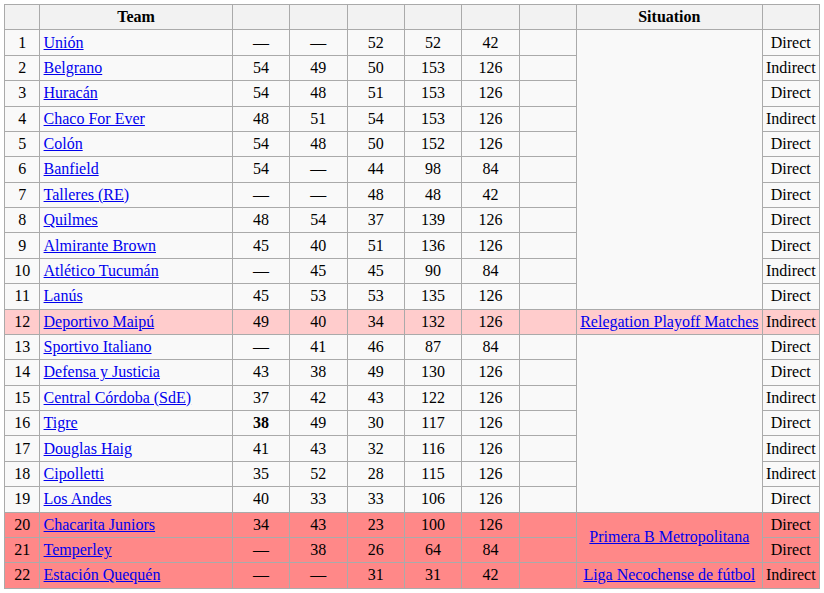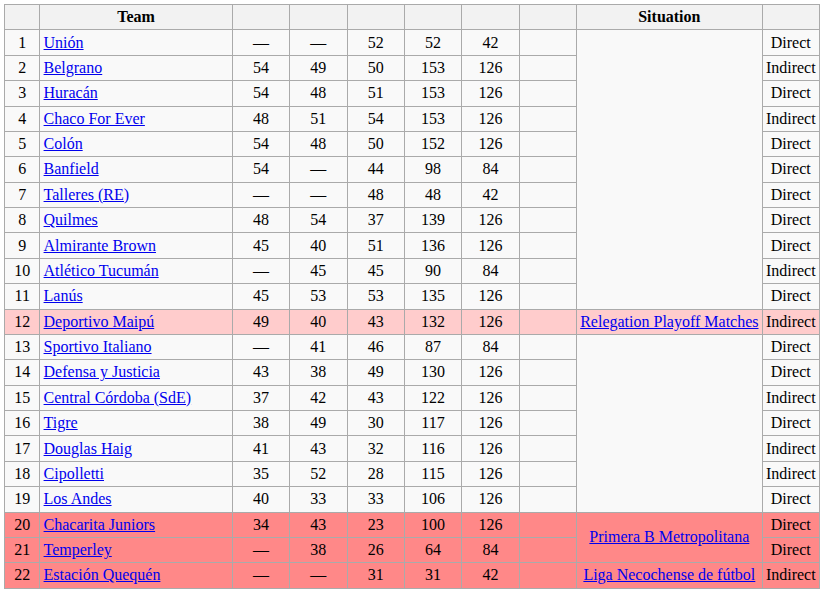(376, 321) 34 -> (376, 321) 43
(261, 423) bold -> (261, 423) normal
